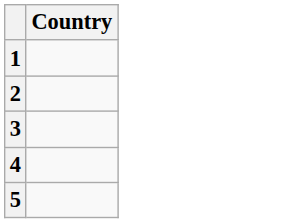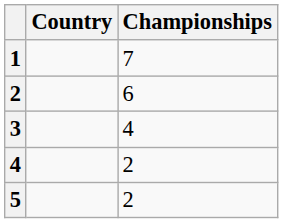+ column: (197, 22)
